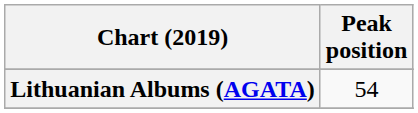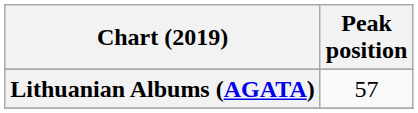(367, 88) 54 -> (367, 88) 57
